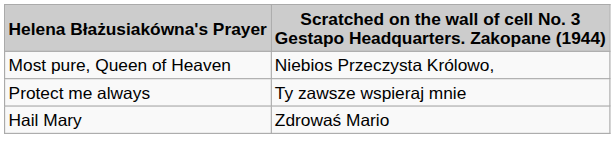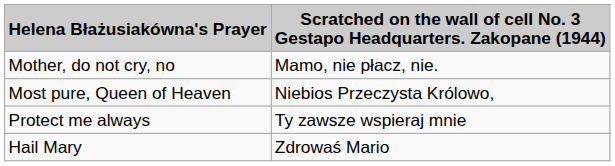+ row: (92, 65)
